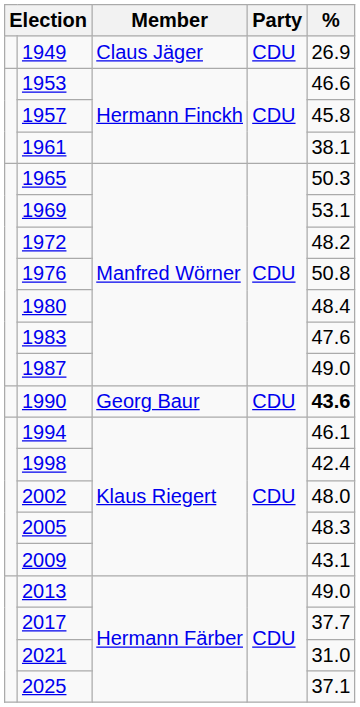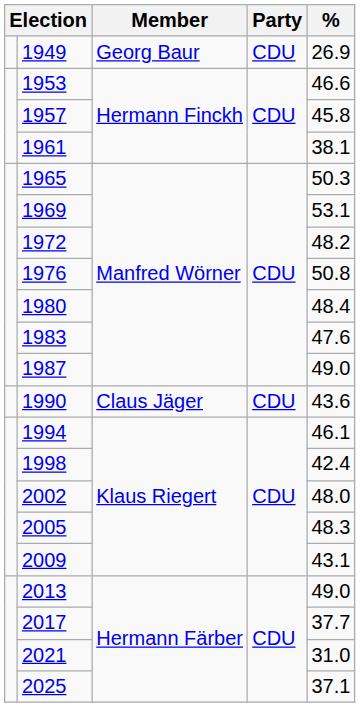(150, 52) Claus Jäger -> (148, 52) Georg Baur
(148, 400) Georg Baur -> (150, 400) Claus Jäger
(331, 400) bold -> (331, 400) normal
